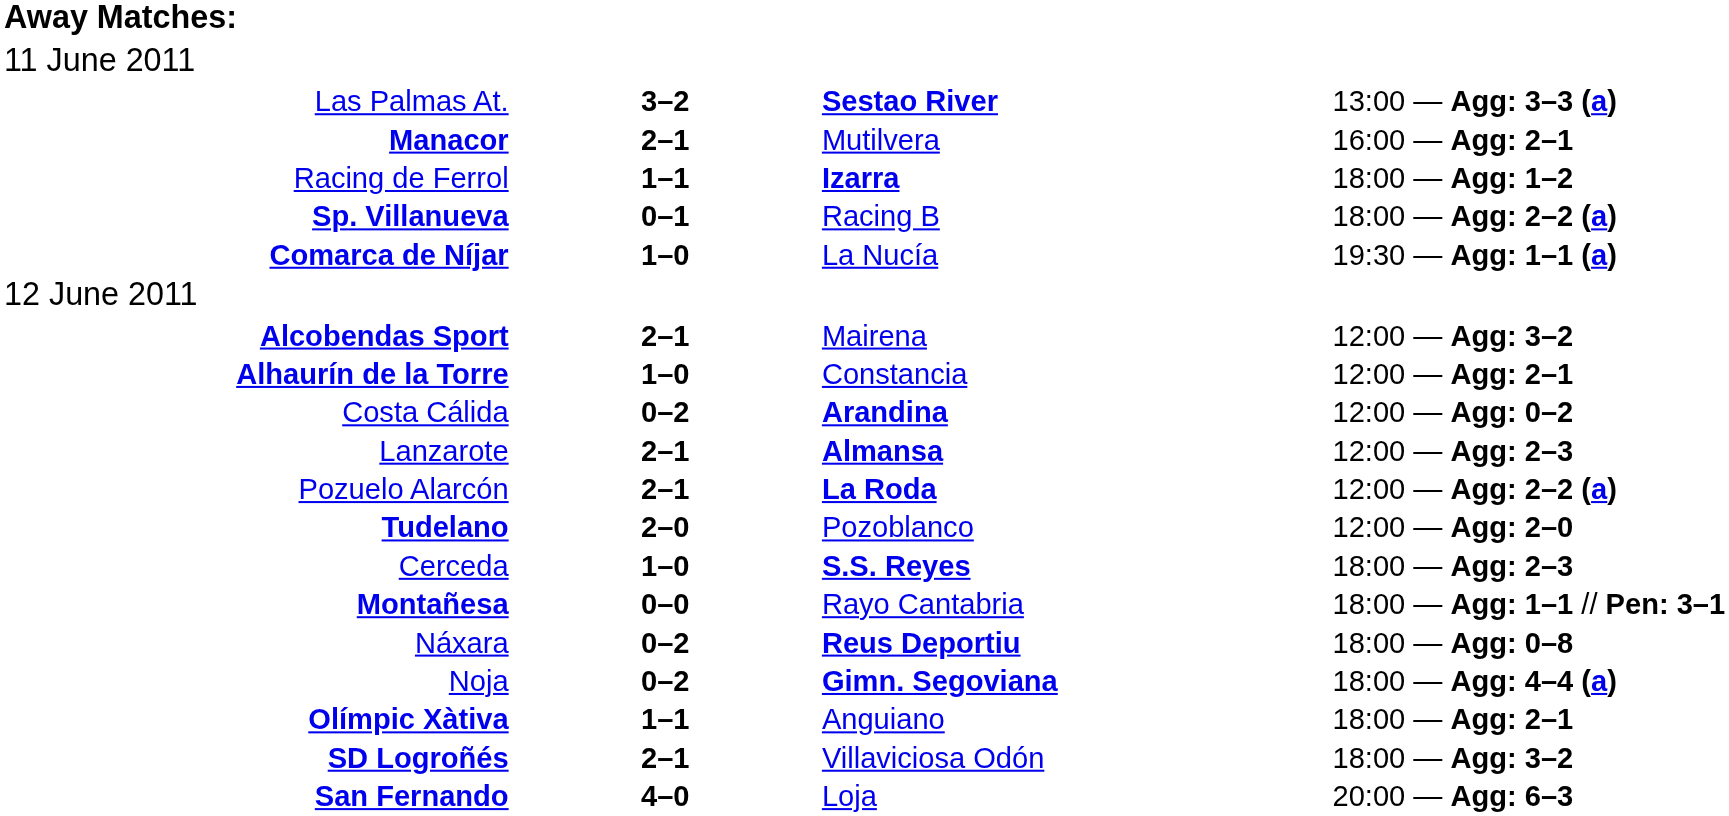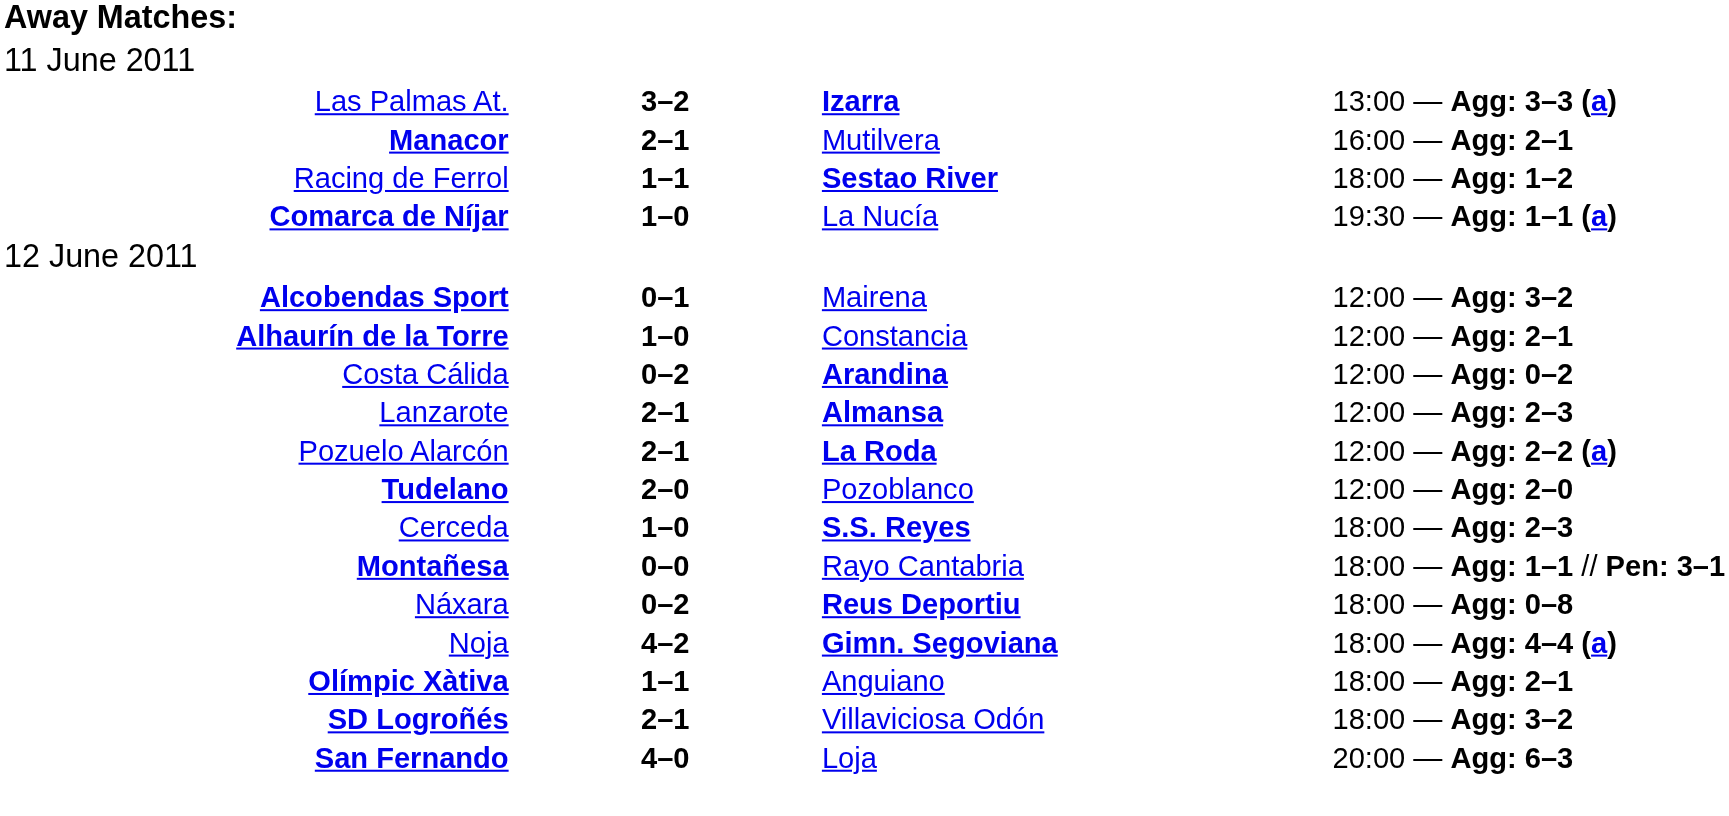(910, 101) Sestao River -> (861, 101) Izarra
(861, 178) Izarra -> (910, 178) Sestao River
- row: (410, 216)
(665, 335) 2–1 -> (665, 297) 0–1
(665, 681) 0–2 -> (665, 642) 4–2
